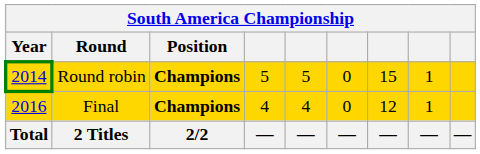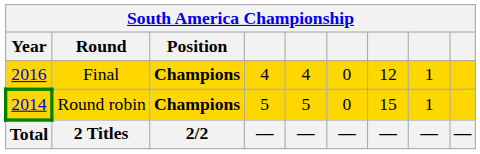rows swapped: (102, 76) <-> (101, 106)
